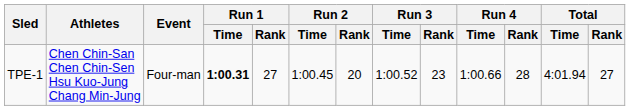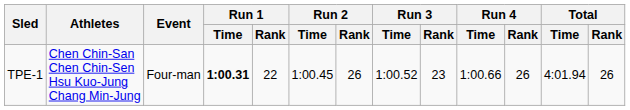(270, 75) 27 -> (270, 75) 22
(354, 75) 20 -> (354, 75) 26
(523, 75) 28 -> (523, 75) 26
(607, 75) 27 -> (607, 75) 26
